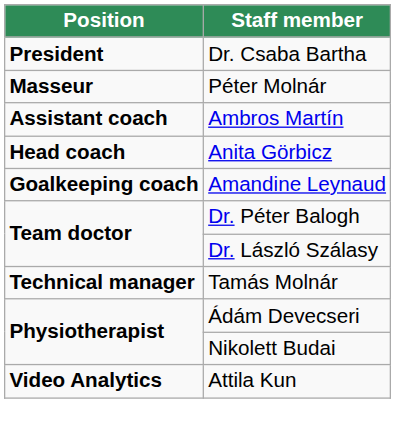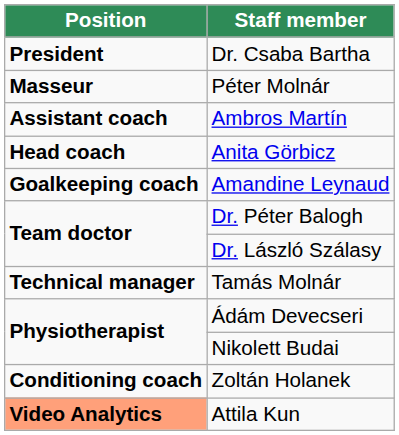+ row: (281, 380)
(86, 380) no background -> (86, 413) lightsalmon background
